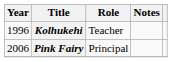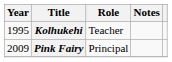(18, 30) 1996 -> (18, 30) 1995
(18, 48) 2006 -> (18, 48) 2009
